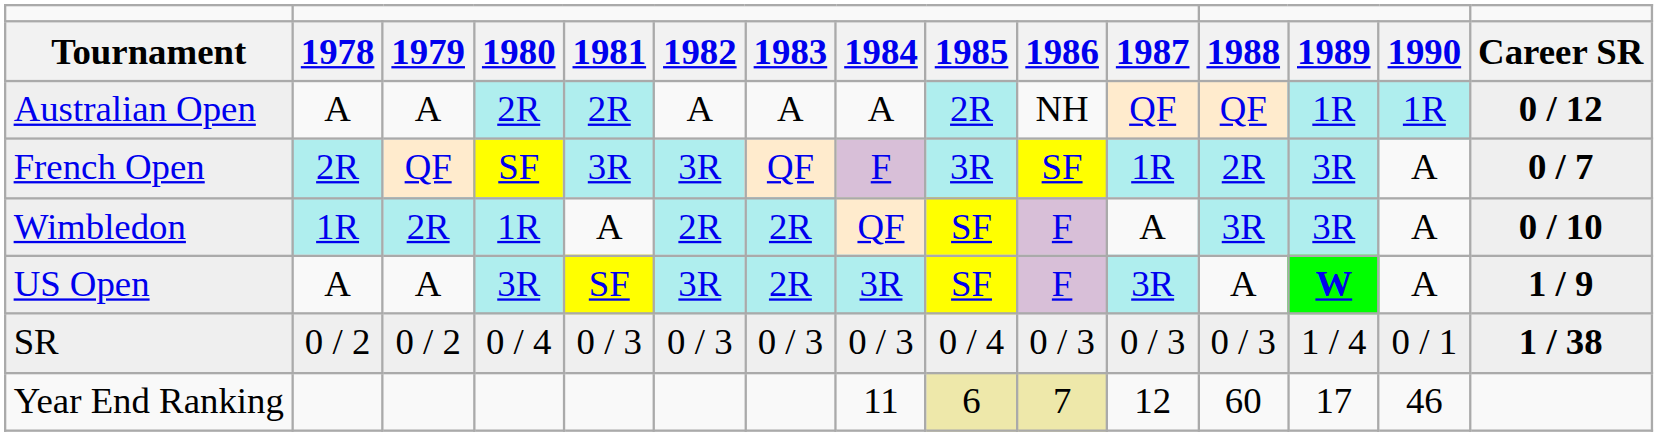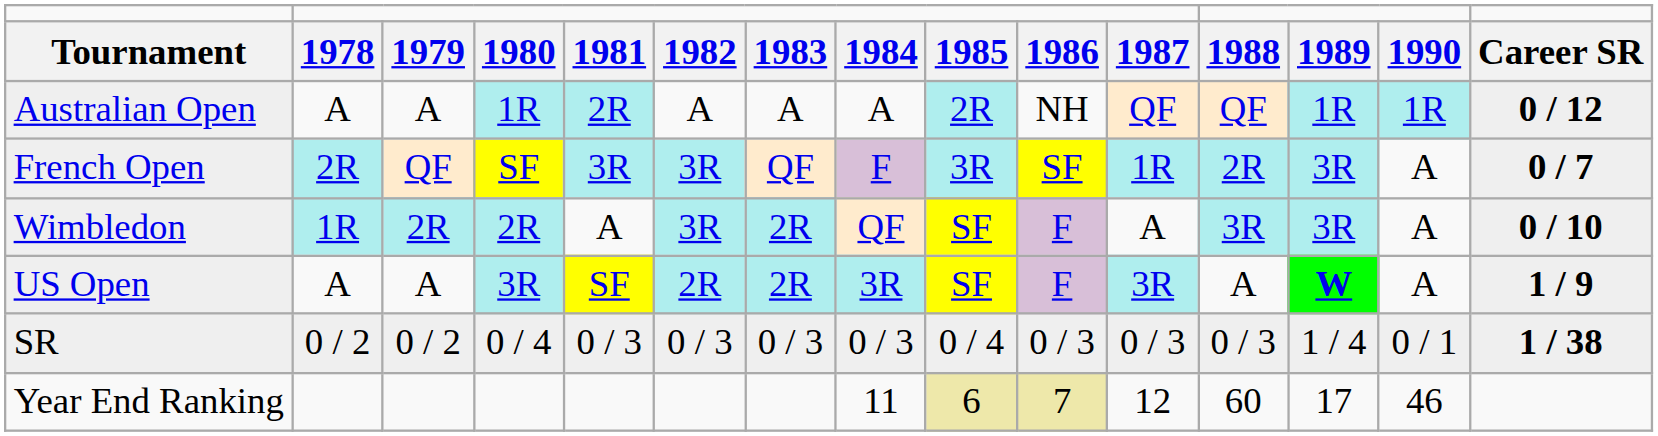(519, 109) 2R -> (519, 109) 1R
(519, 225) 1R -> (519, 225) 2R
(700, 225) 2R -> (700, 225) 3R
(700, 284) 3R -> (700, 284) 2R
